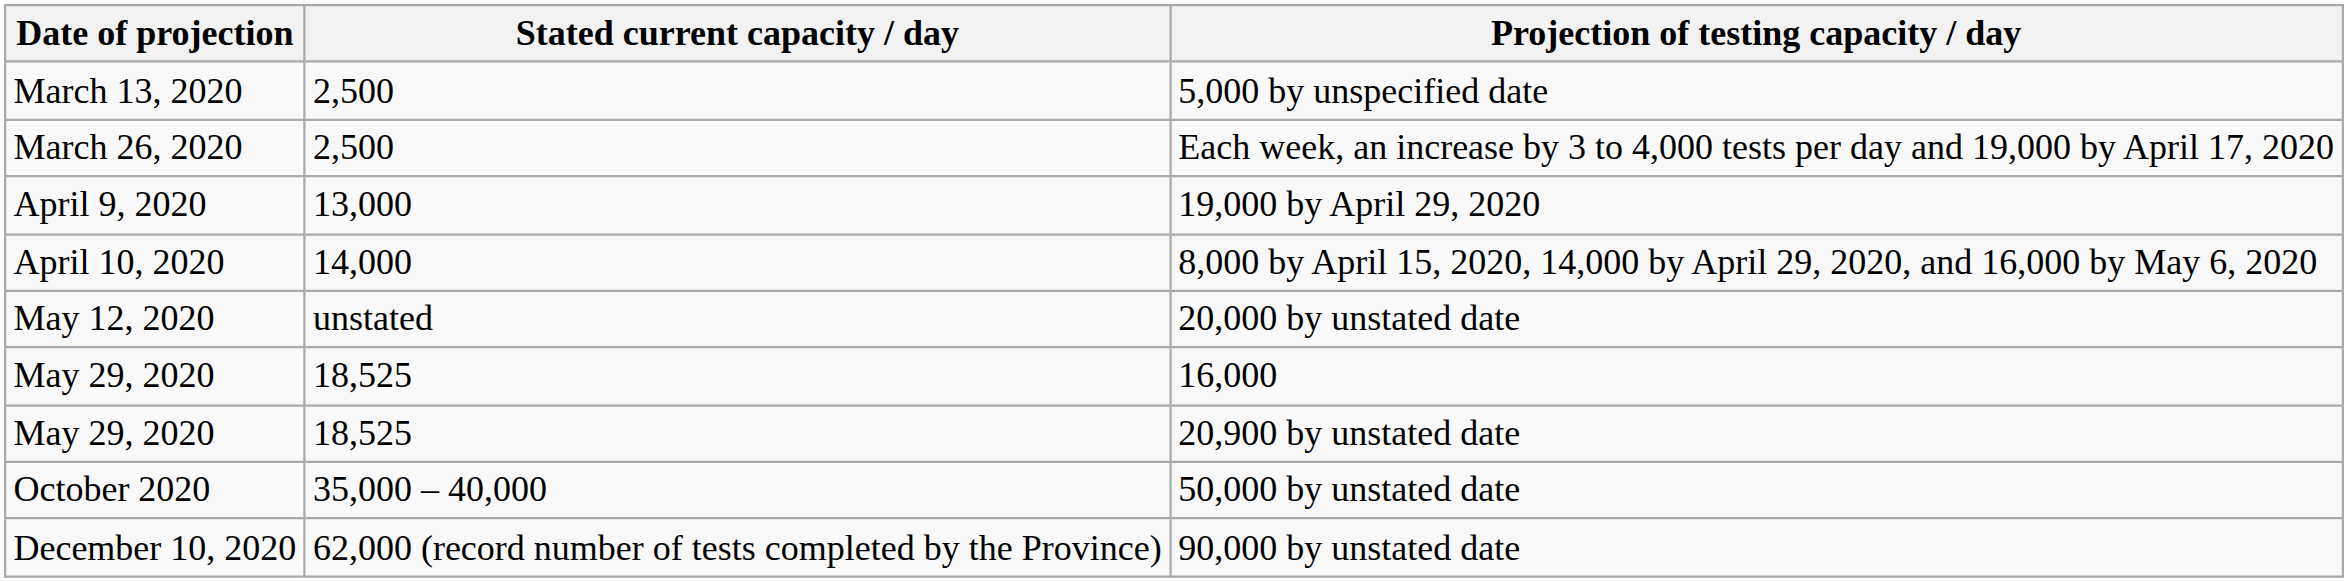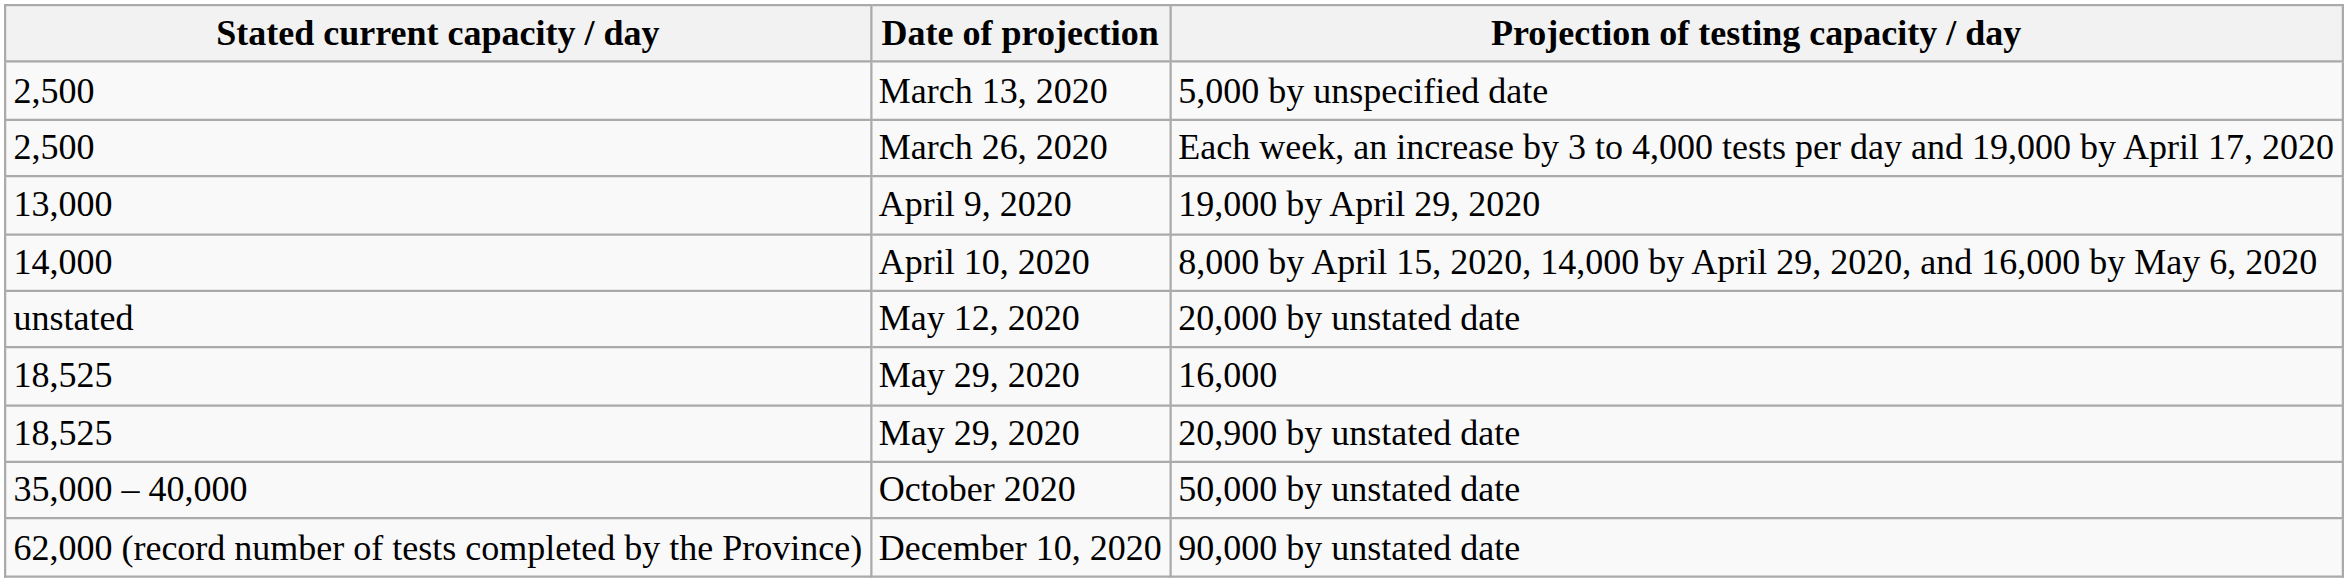columns swapped: (155, 33) <-> (737, 33)
